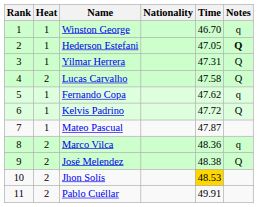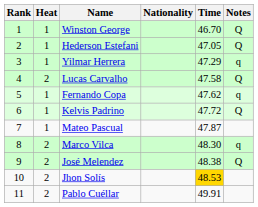(238, 29) q -> (238, 29) Q
(238, 45) bold -> (238, 45) normal
(209, 62) 47.31 -> (209, 62) 47.29
(238, 62) Q -> (238, 62) q
(209, 144) 48.36 -> (209, 144) 48.30
